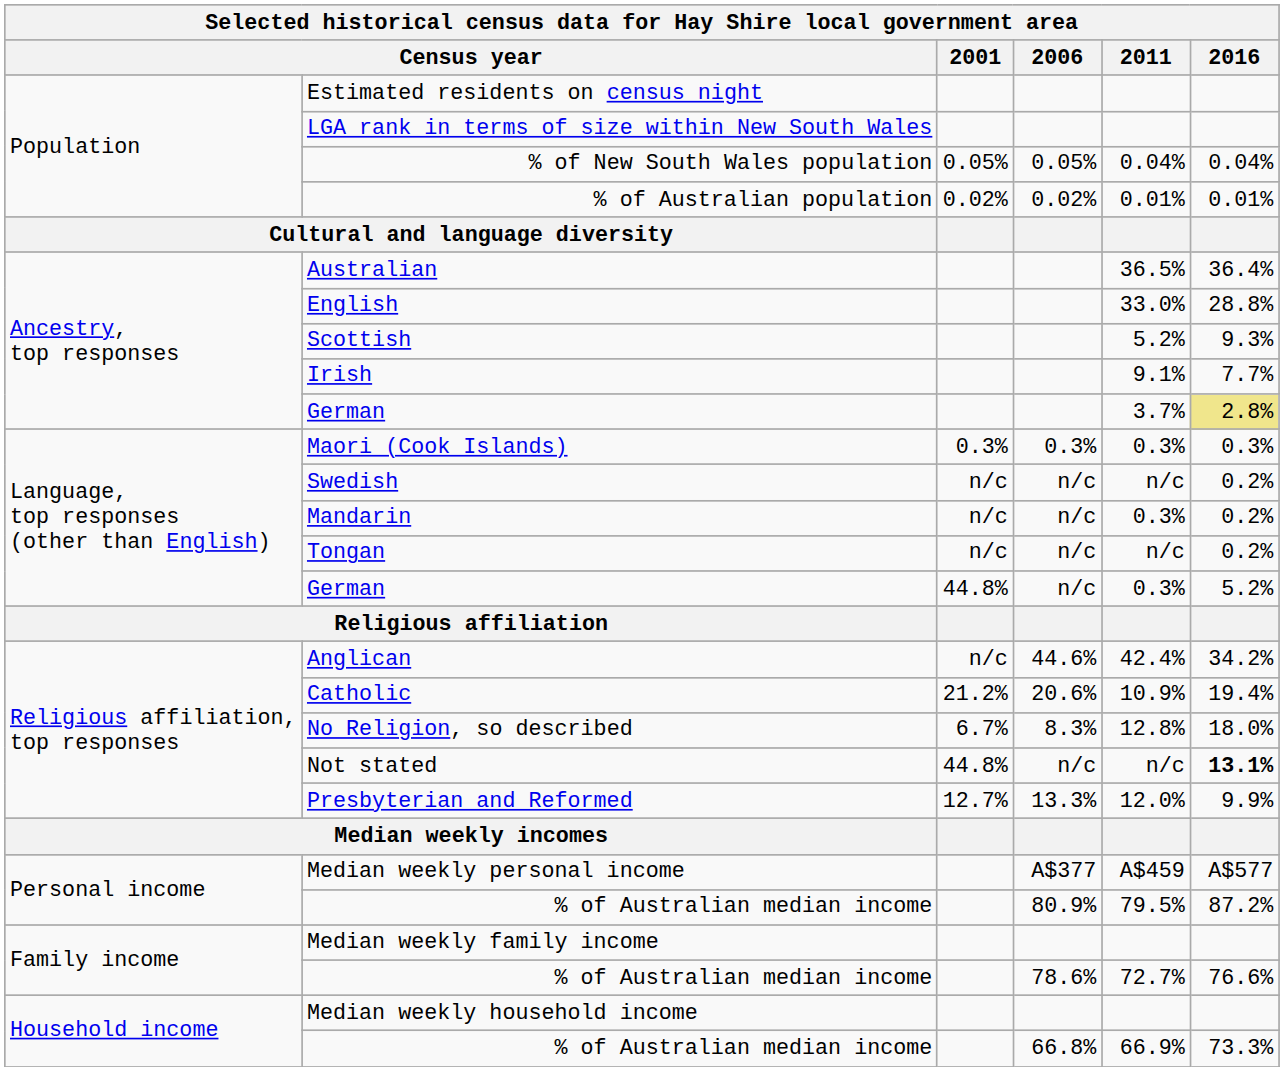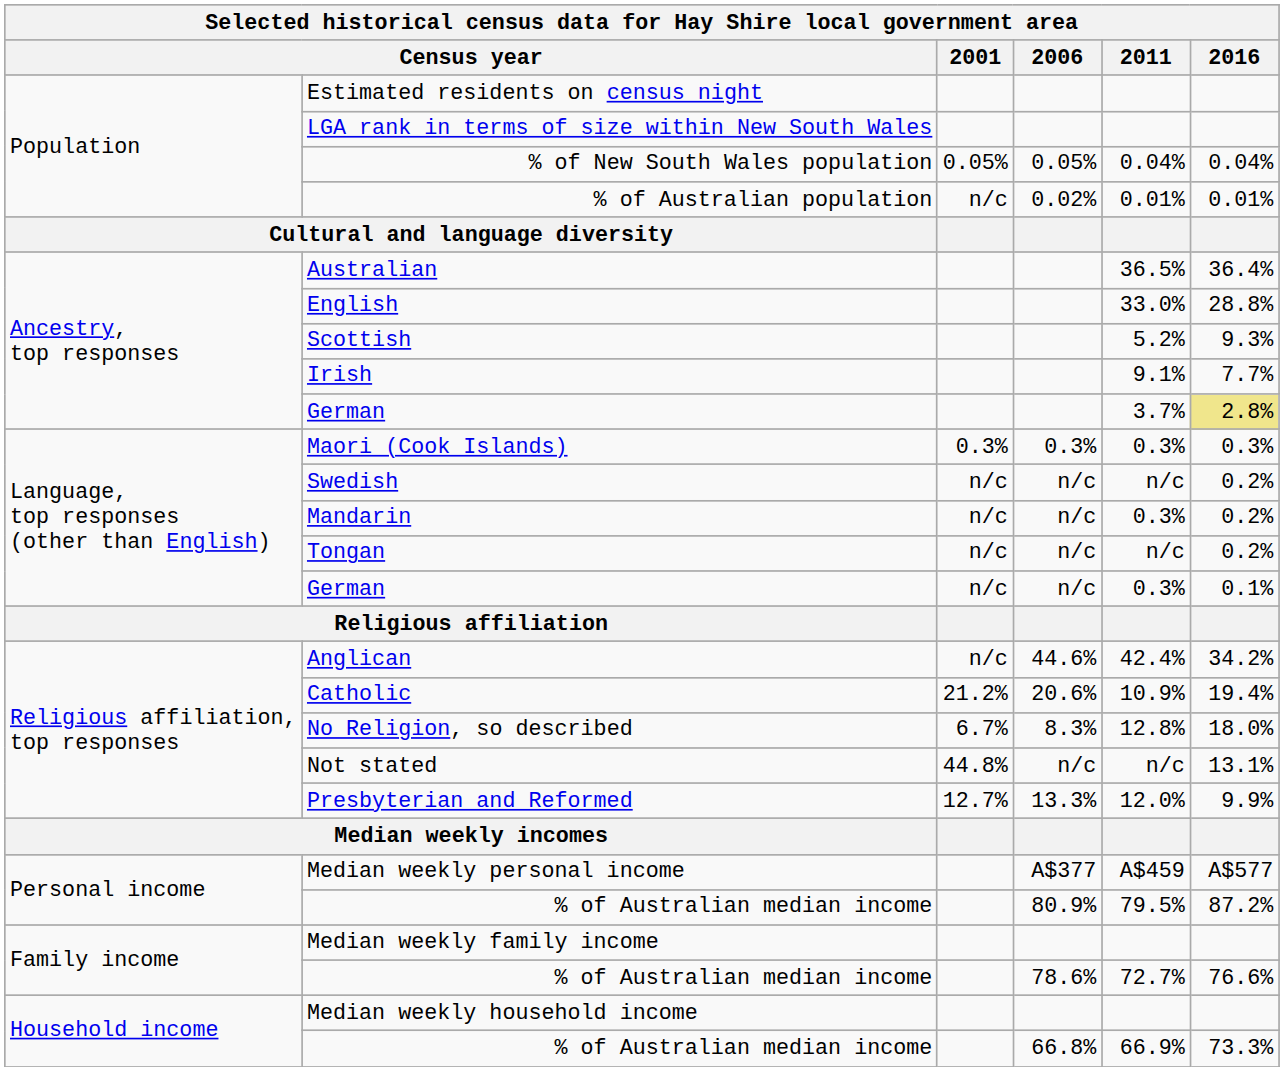(975, 199) 0.02% -> (988, 199) n/c
(975, 589) 44.8% -> (988, 589) n/c
(1241, 589) 5.2% -> (1241, 589) 0.1%
(1234, 766) bold -> (1234, 766) normal
